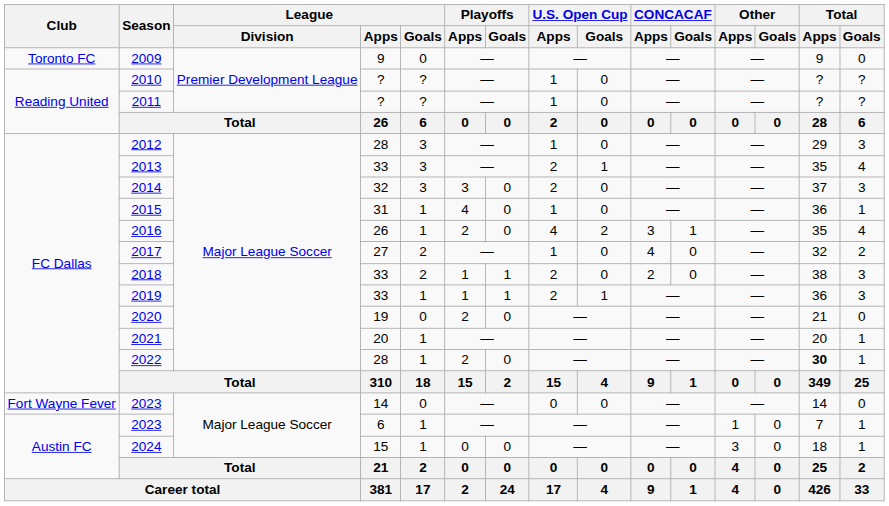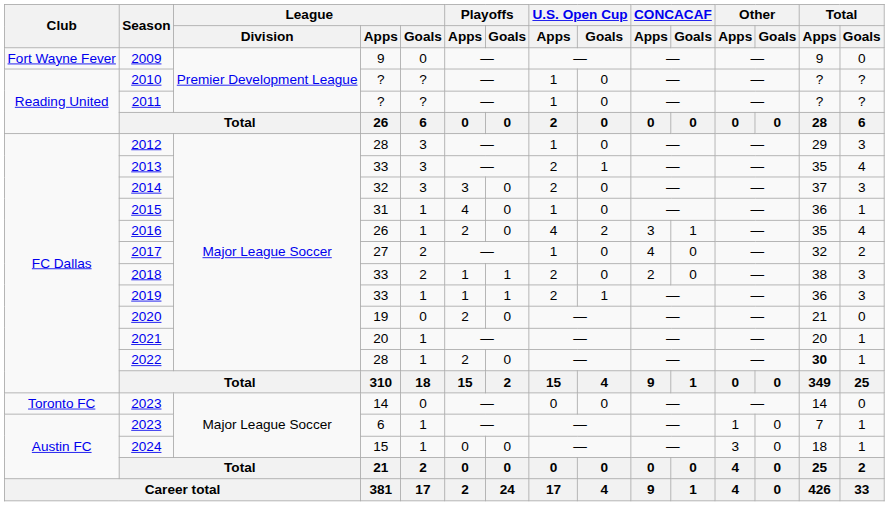(62, 58) Toronto FC -> (62, 58) Fort Wayne Fever
(62, 403) Fort Wayne Fever -> (62, 403) Toronto FC
